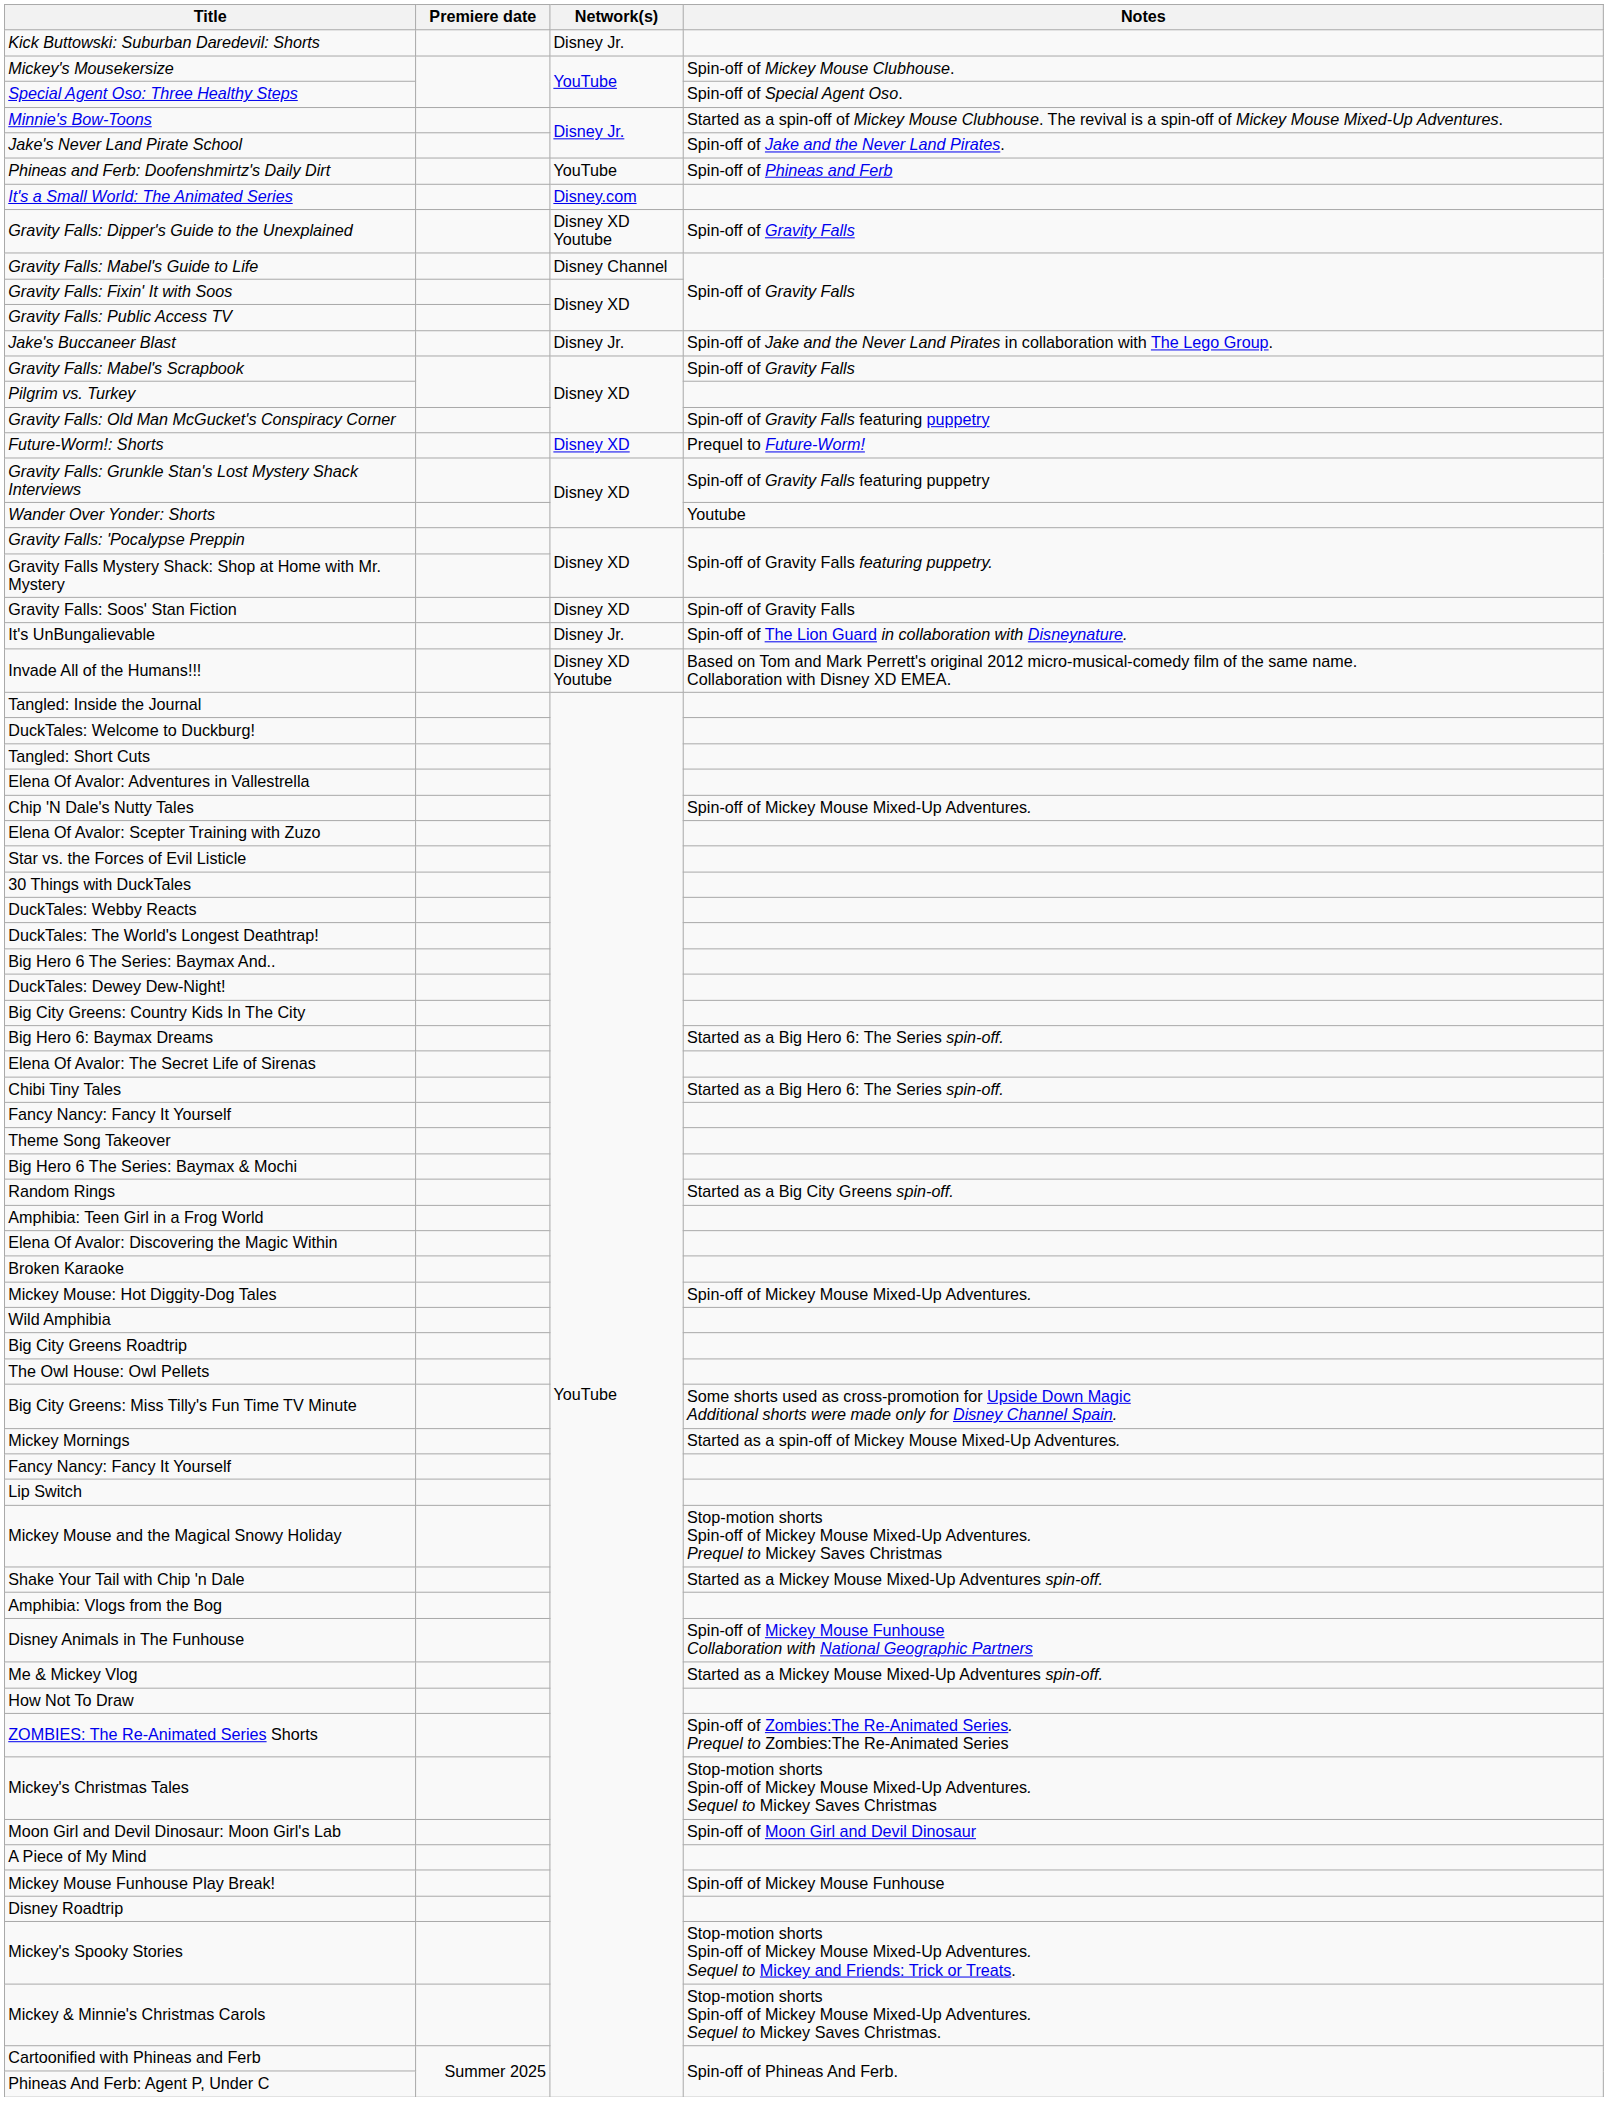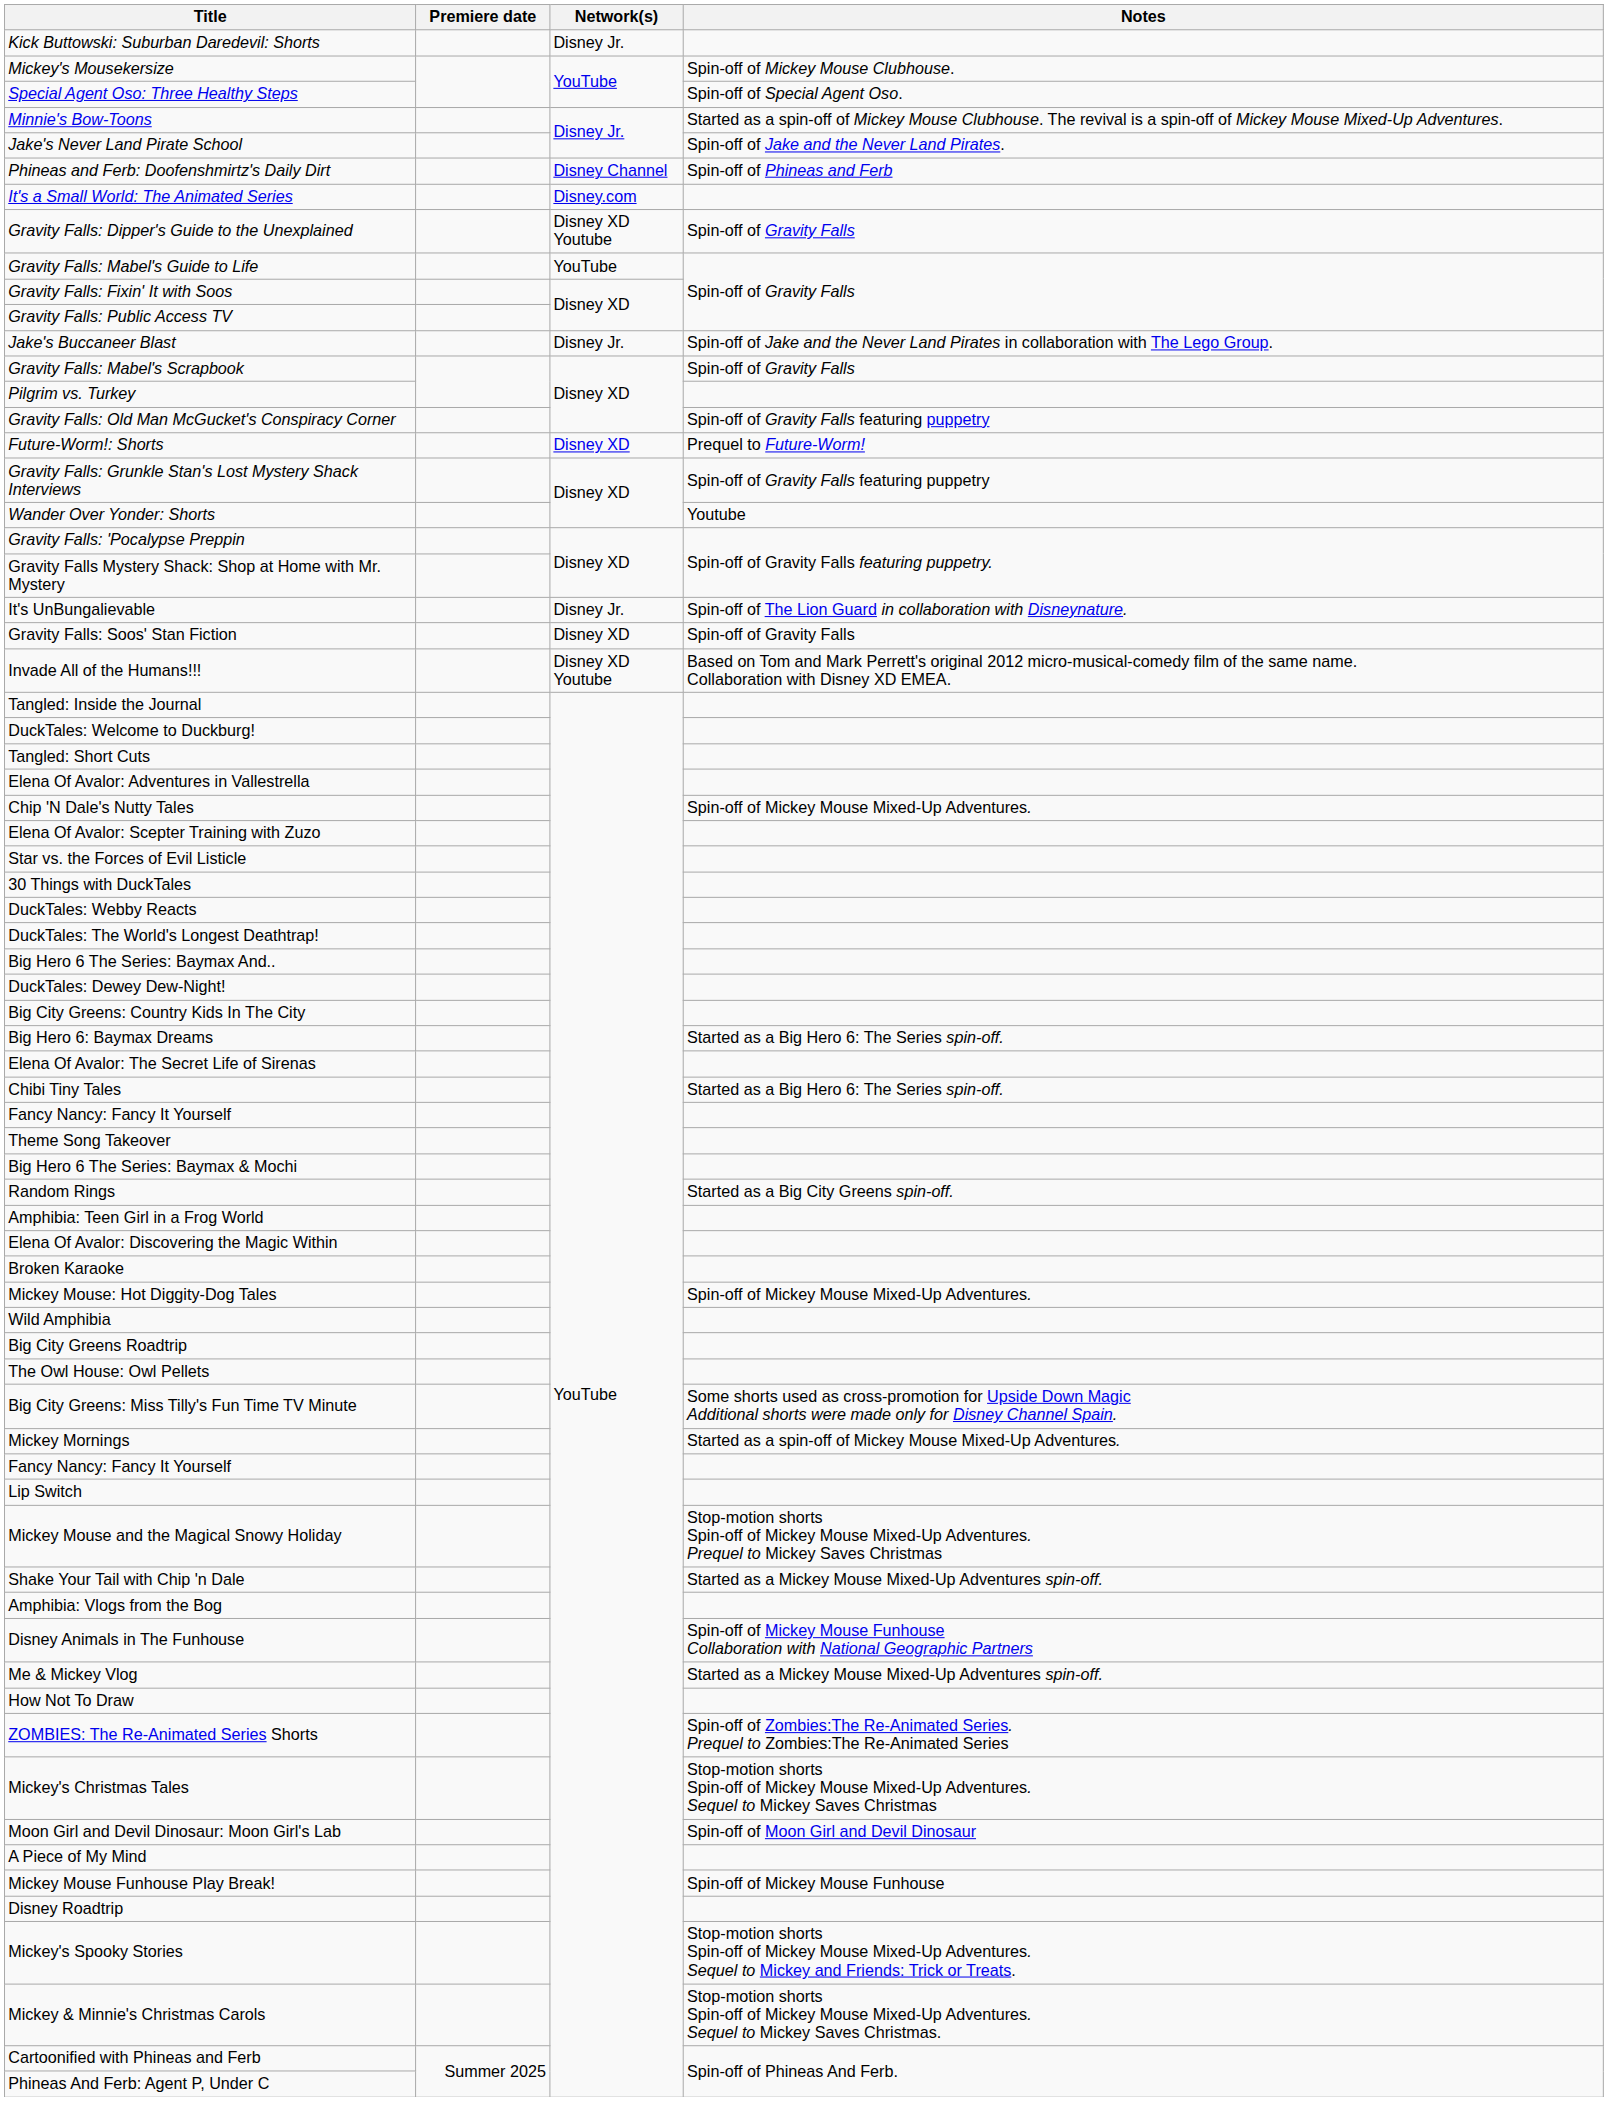(585, 171) YouTube -> (610, 171) Disney Channel
(610, 266) Disney Channel -> (585, 266) YouTube
rows swapped: (82, 635) <-> (122, 610)
